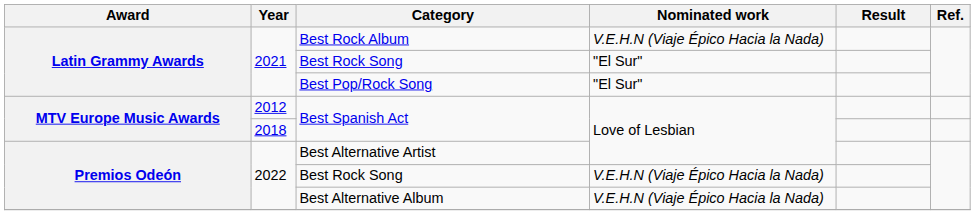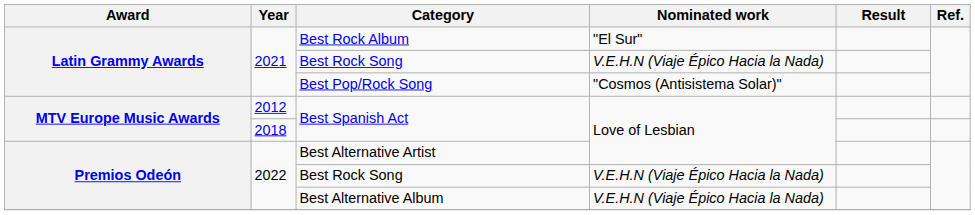(708, 38) V.E.H.N (Viaje Épico Hacia la Nada) -> (618, 38) "El Sur"
(618, 61) "El Sur" -> (708, 61) V.E.H.N (Viaje Épico Hacia la Nada)
(618, 84) "El Sur" -> (687, 84) "Cosmos (Antisistema Solar)"
